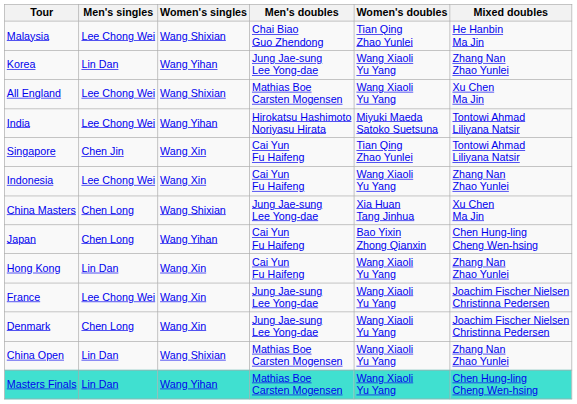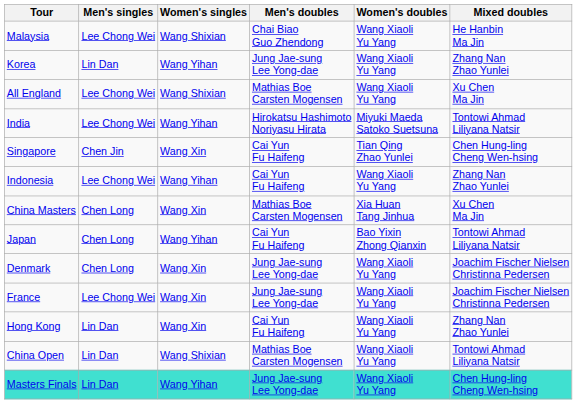(385, 36) Tian Qing Zhao Yunlei -> (385, 36) Wang Xiaoli Yu Yang
(489, 152) Tontowi Ahmad Liliyana Natsir -> (495, 152) Chen Hung-ling Cheng Wen-hsing
(183, 181) Wang Xin -> (189, 181) Wang Yihan
(193, 210) Wang Shixian -> (183, 210) Wang Xin
(287, 210) Jung Jae-sung Lee Yong-dae -> (297, 210) Mathias Boe Carsten Mogensen
(495, 239) Chen Hung-ling Cheng Wen-hsing -> (489, 239) Tontowi Ahmad Liliyana Natsir
rows swapped: (29, 326) <-> (34, 268)
(481, 355) Zhang Nan Zhao Yunlei -> (489, 355) Tontowi Ahmad Liliyana Natsir
(297, 384) Mathias Boe Carsten Mogensen -> (287, 384) Jung Jae-sung Lee Yong-dae
